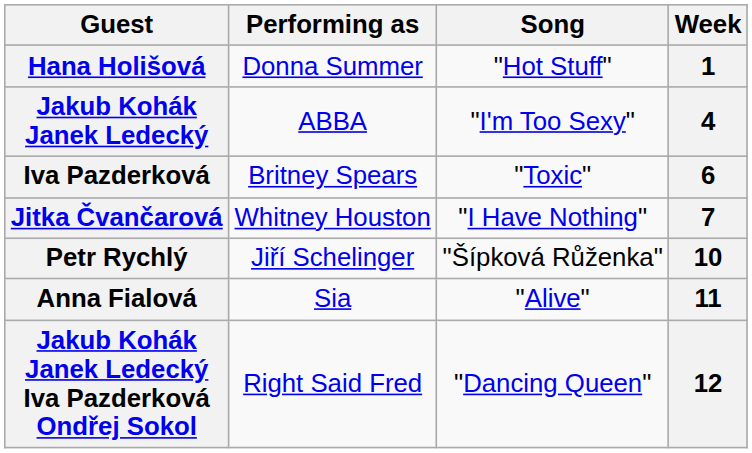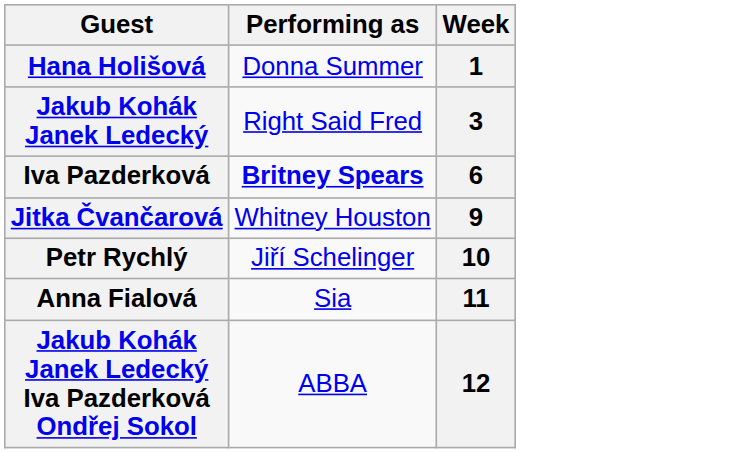- column: (553, 24)
(333, 121) ABBA -> (333, 121) Right Said Fred
(708, 121) 4 -> (476, 121) 3
(333, 176) normal -> (333, 176) bold
(708, 217) 7 -> (476, 217) 9
(333, 383) Right Said Fred -> (333, 383) ABBA
